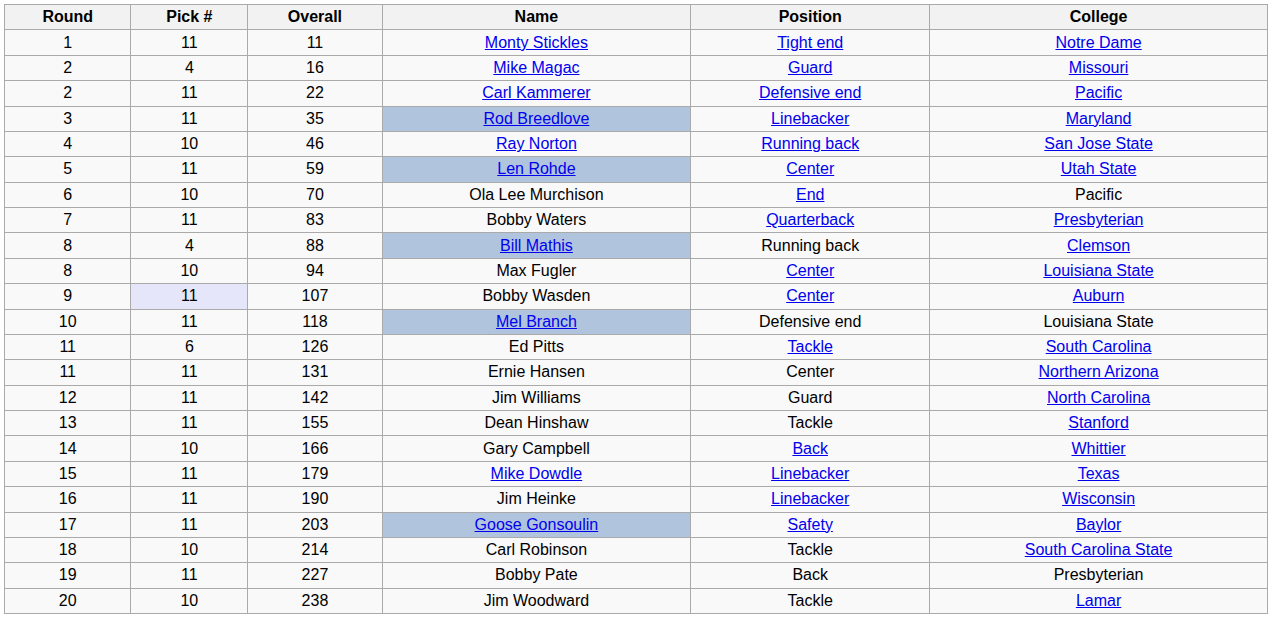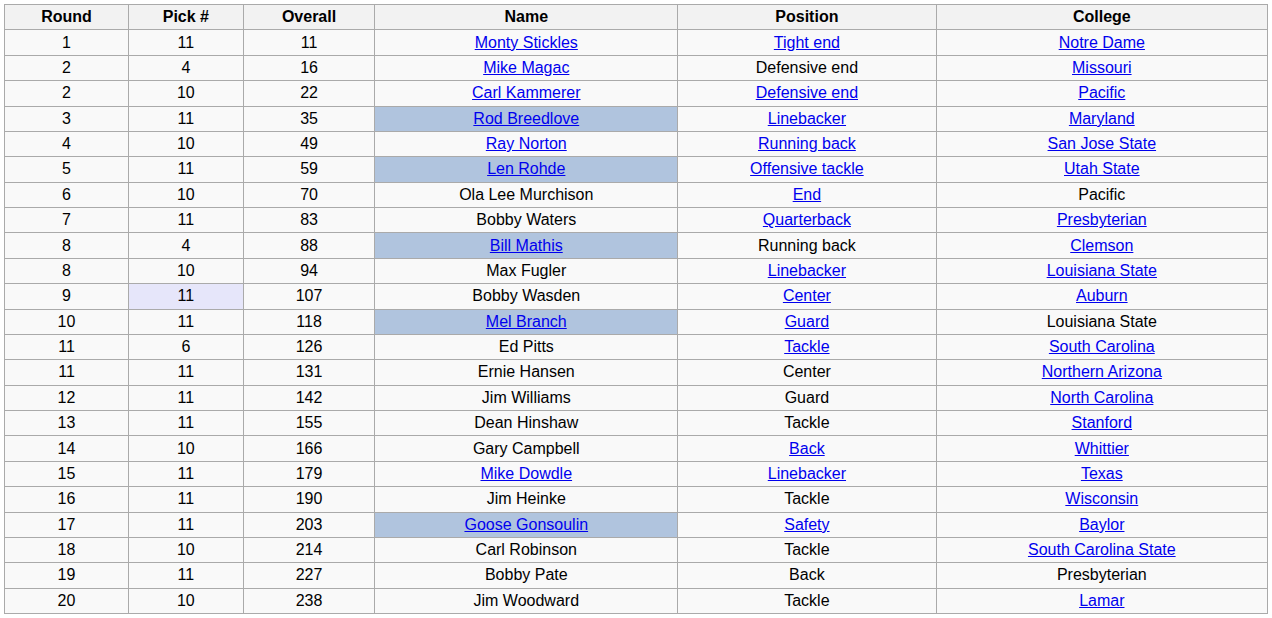(810, 67) Guard -> (807, 67) Defensive end
(189, 93) 11 -> (186, 93) 10
(315, 144) 46 -> (309, 144) 49
(810, 169) Center -> (807, 169) Offensive tackle
(810, 270) Center -> (807, 270) Linebacker
(810, 321) Defensive end -> (807, 321) Guard
(810, 499) Linebacker -> (807, 499) Tackle
